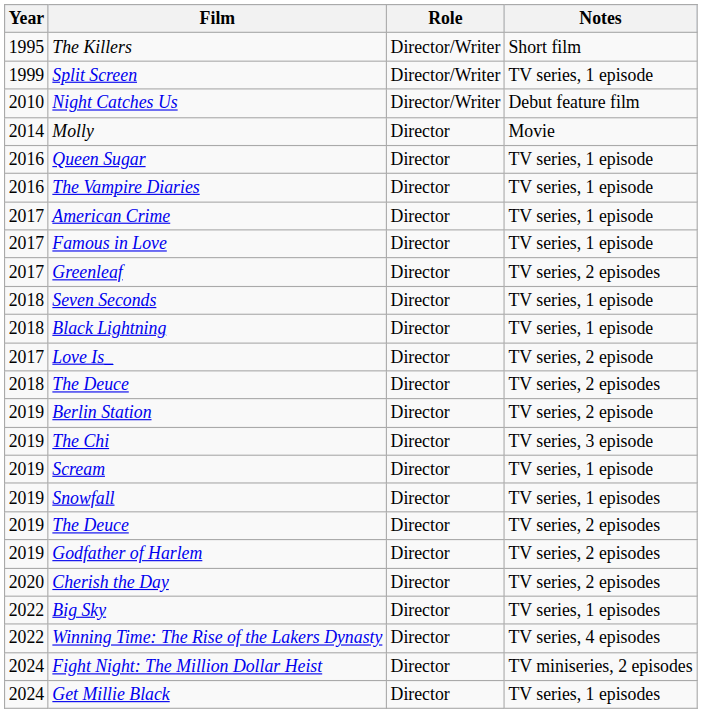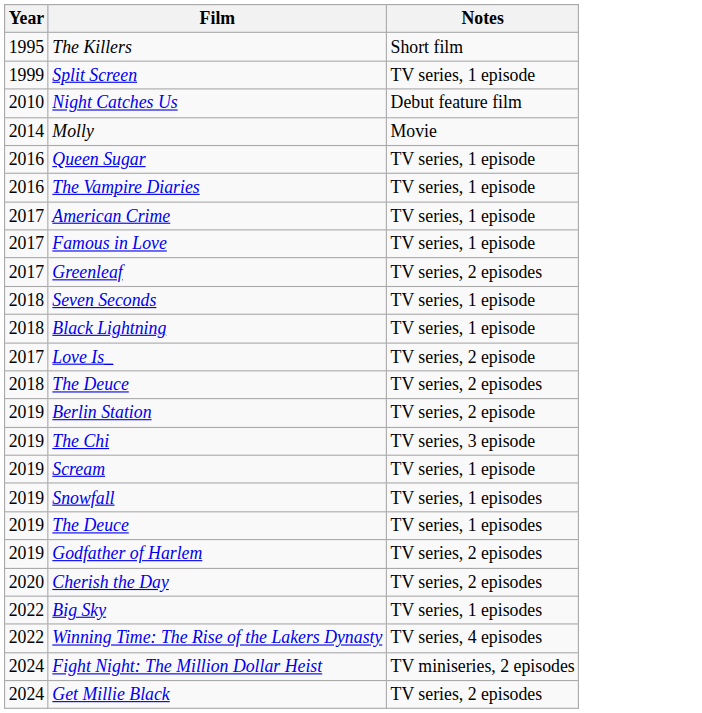- column: (445, 18)
(584, 525) TV series, 2 episodes -> (466, 525) TV series, 1 episodes
(584, 694) TV series, 1 episodes -> (466, 694) TV series, 2 episodes
